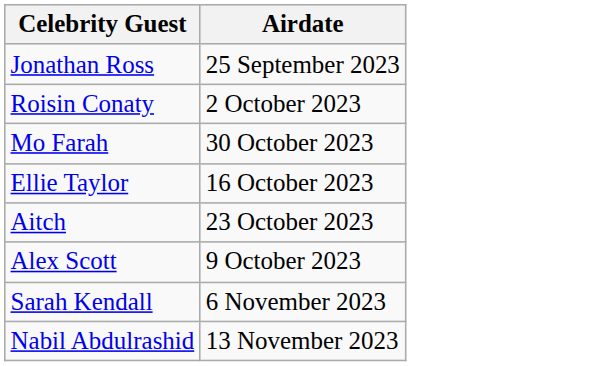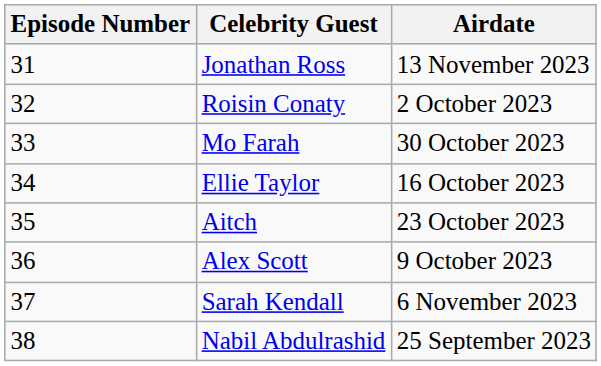+ column: (100, 24)
(303, 63) 25 September 2023 -> (493, 63) 13 November 2023
(302, 340) 13 November 2023 -> (494, 340) 25 September 2023
